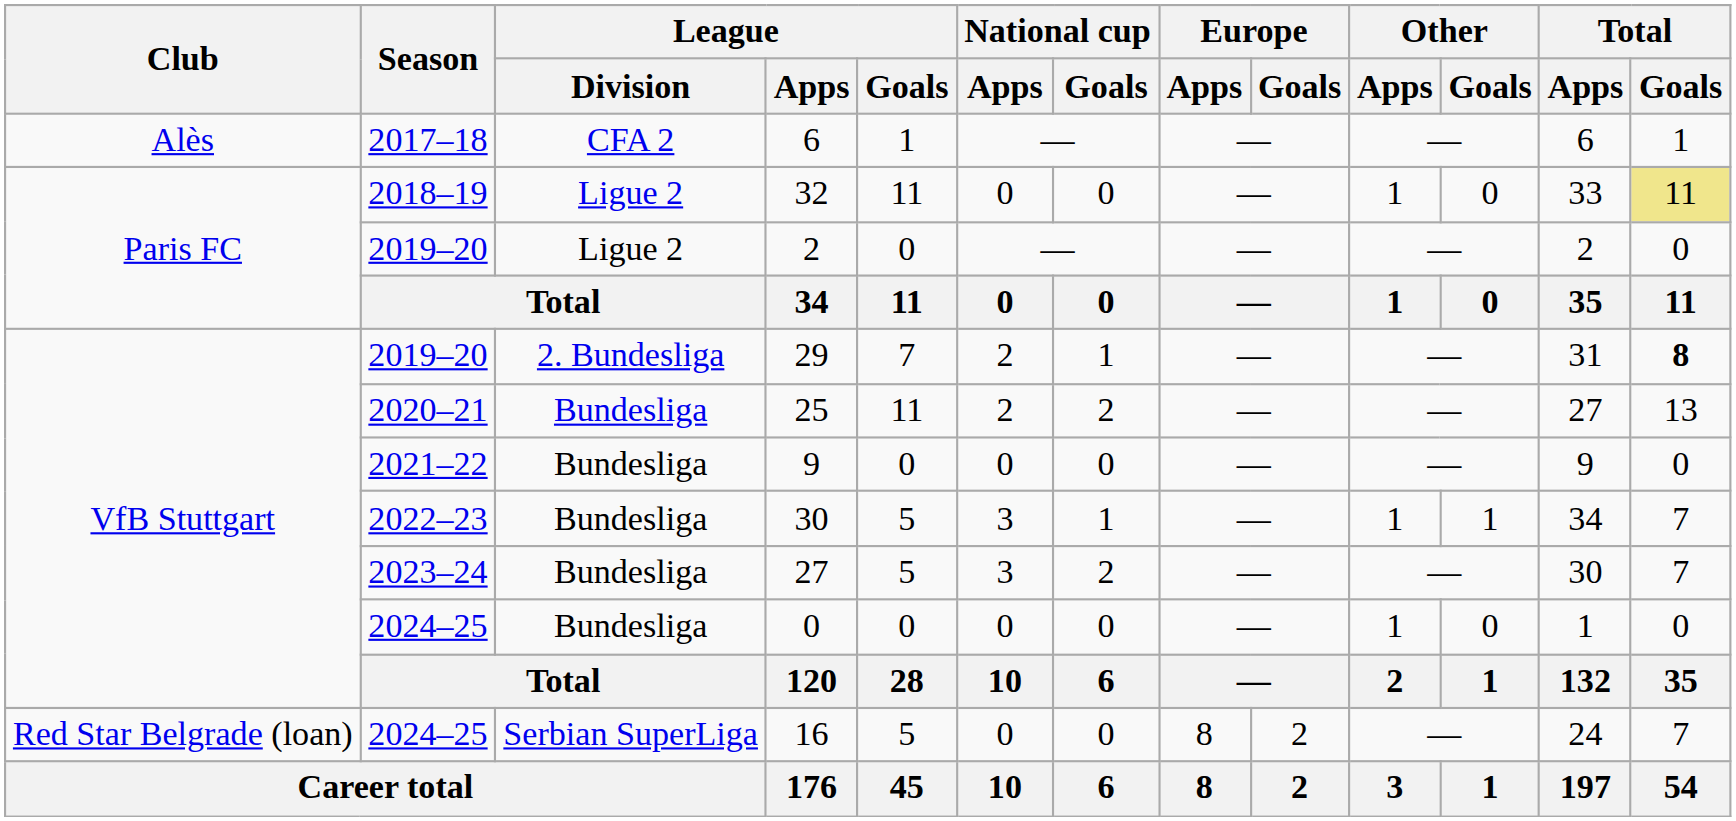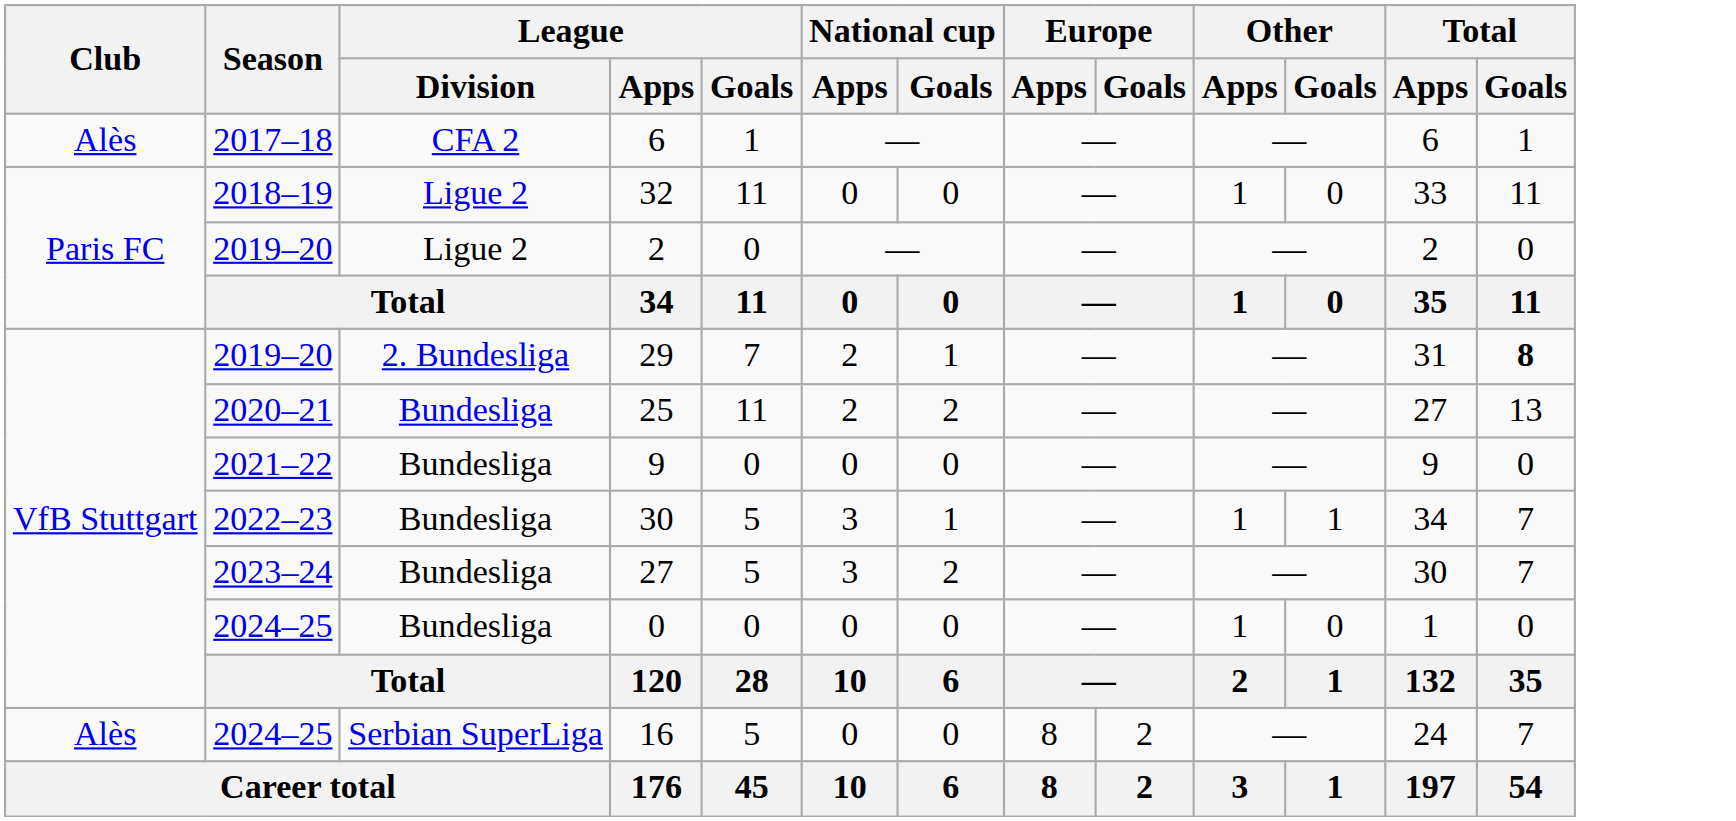(1681, 193) khaki background -> (1526, 193) no background
(183, 734) Red Star Belgrade (loan) -> (105, 734) Alès
